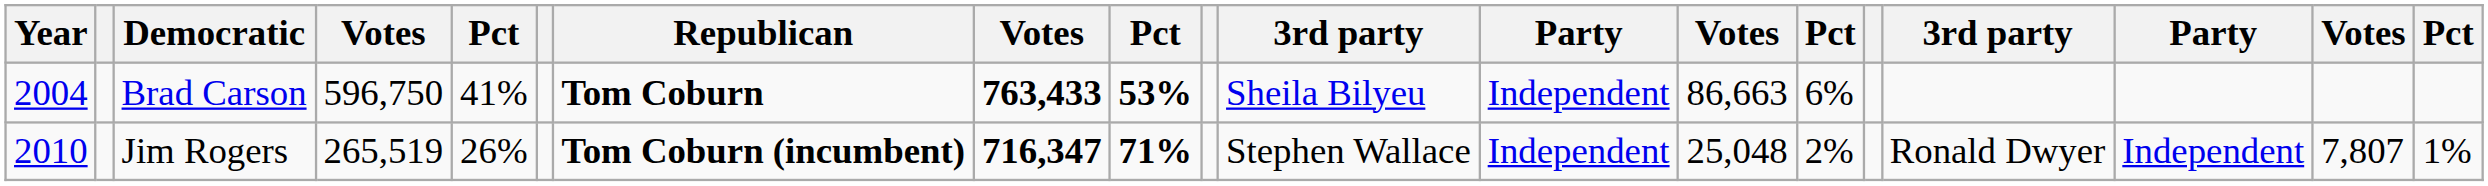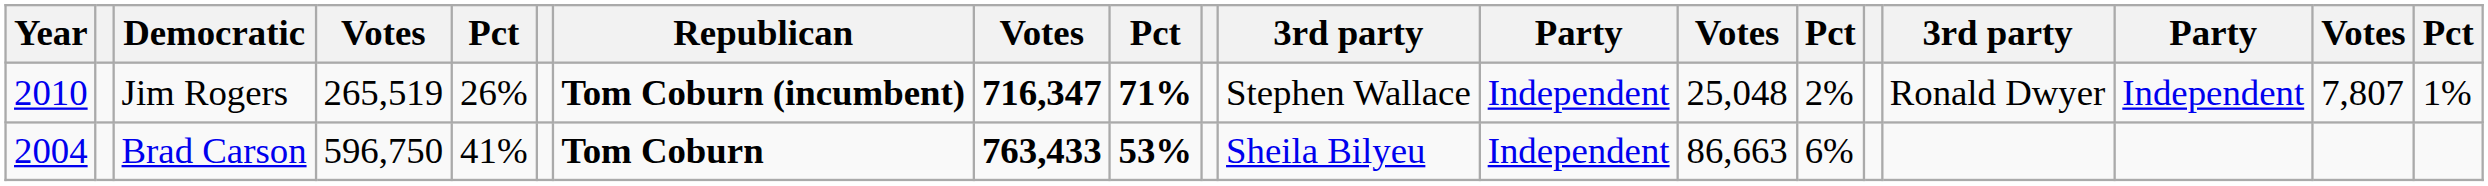rows swapped: (214, 92) <-> (205, 150)
